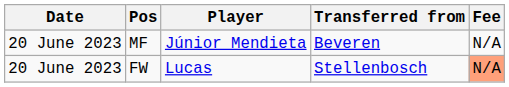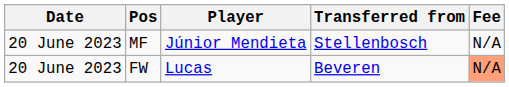(347, 43) Beveren -> (371, 43) Stellenbosch
(371, 69) Stellenbosch -> (347, 69) Beveren
